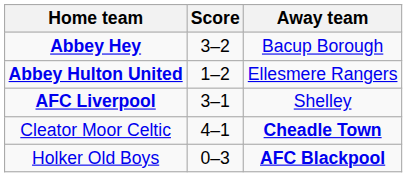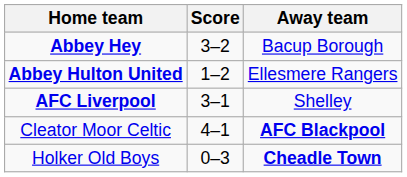(323, 130) Cheadle Town -> (323, 130) AFC Blackpool
(323, 158) AFC Blackpool -> (323, 158) Cheadle Town
